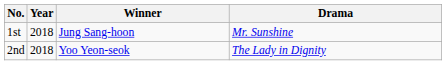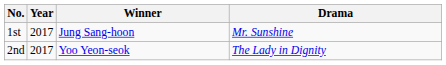(42, 32) 2018 -> (42, 32) 2017
(42, 50) 2018 -> (42, 50) 2017
